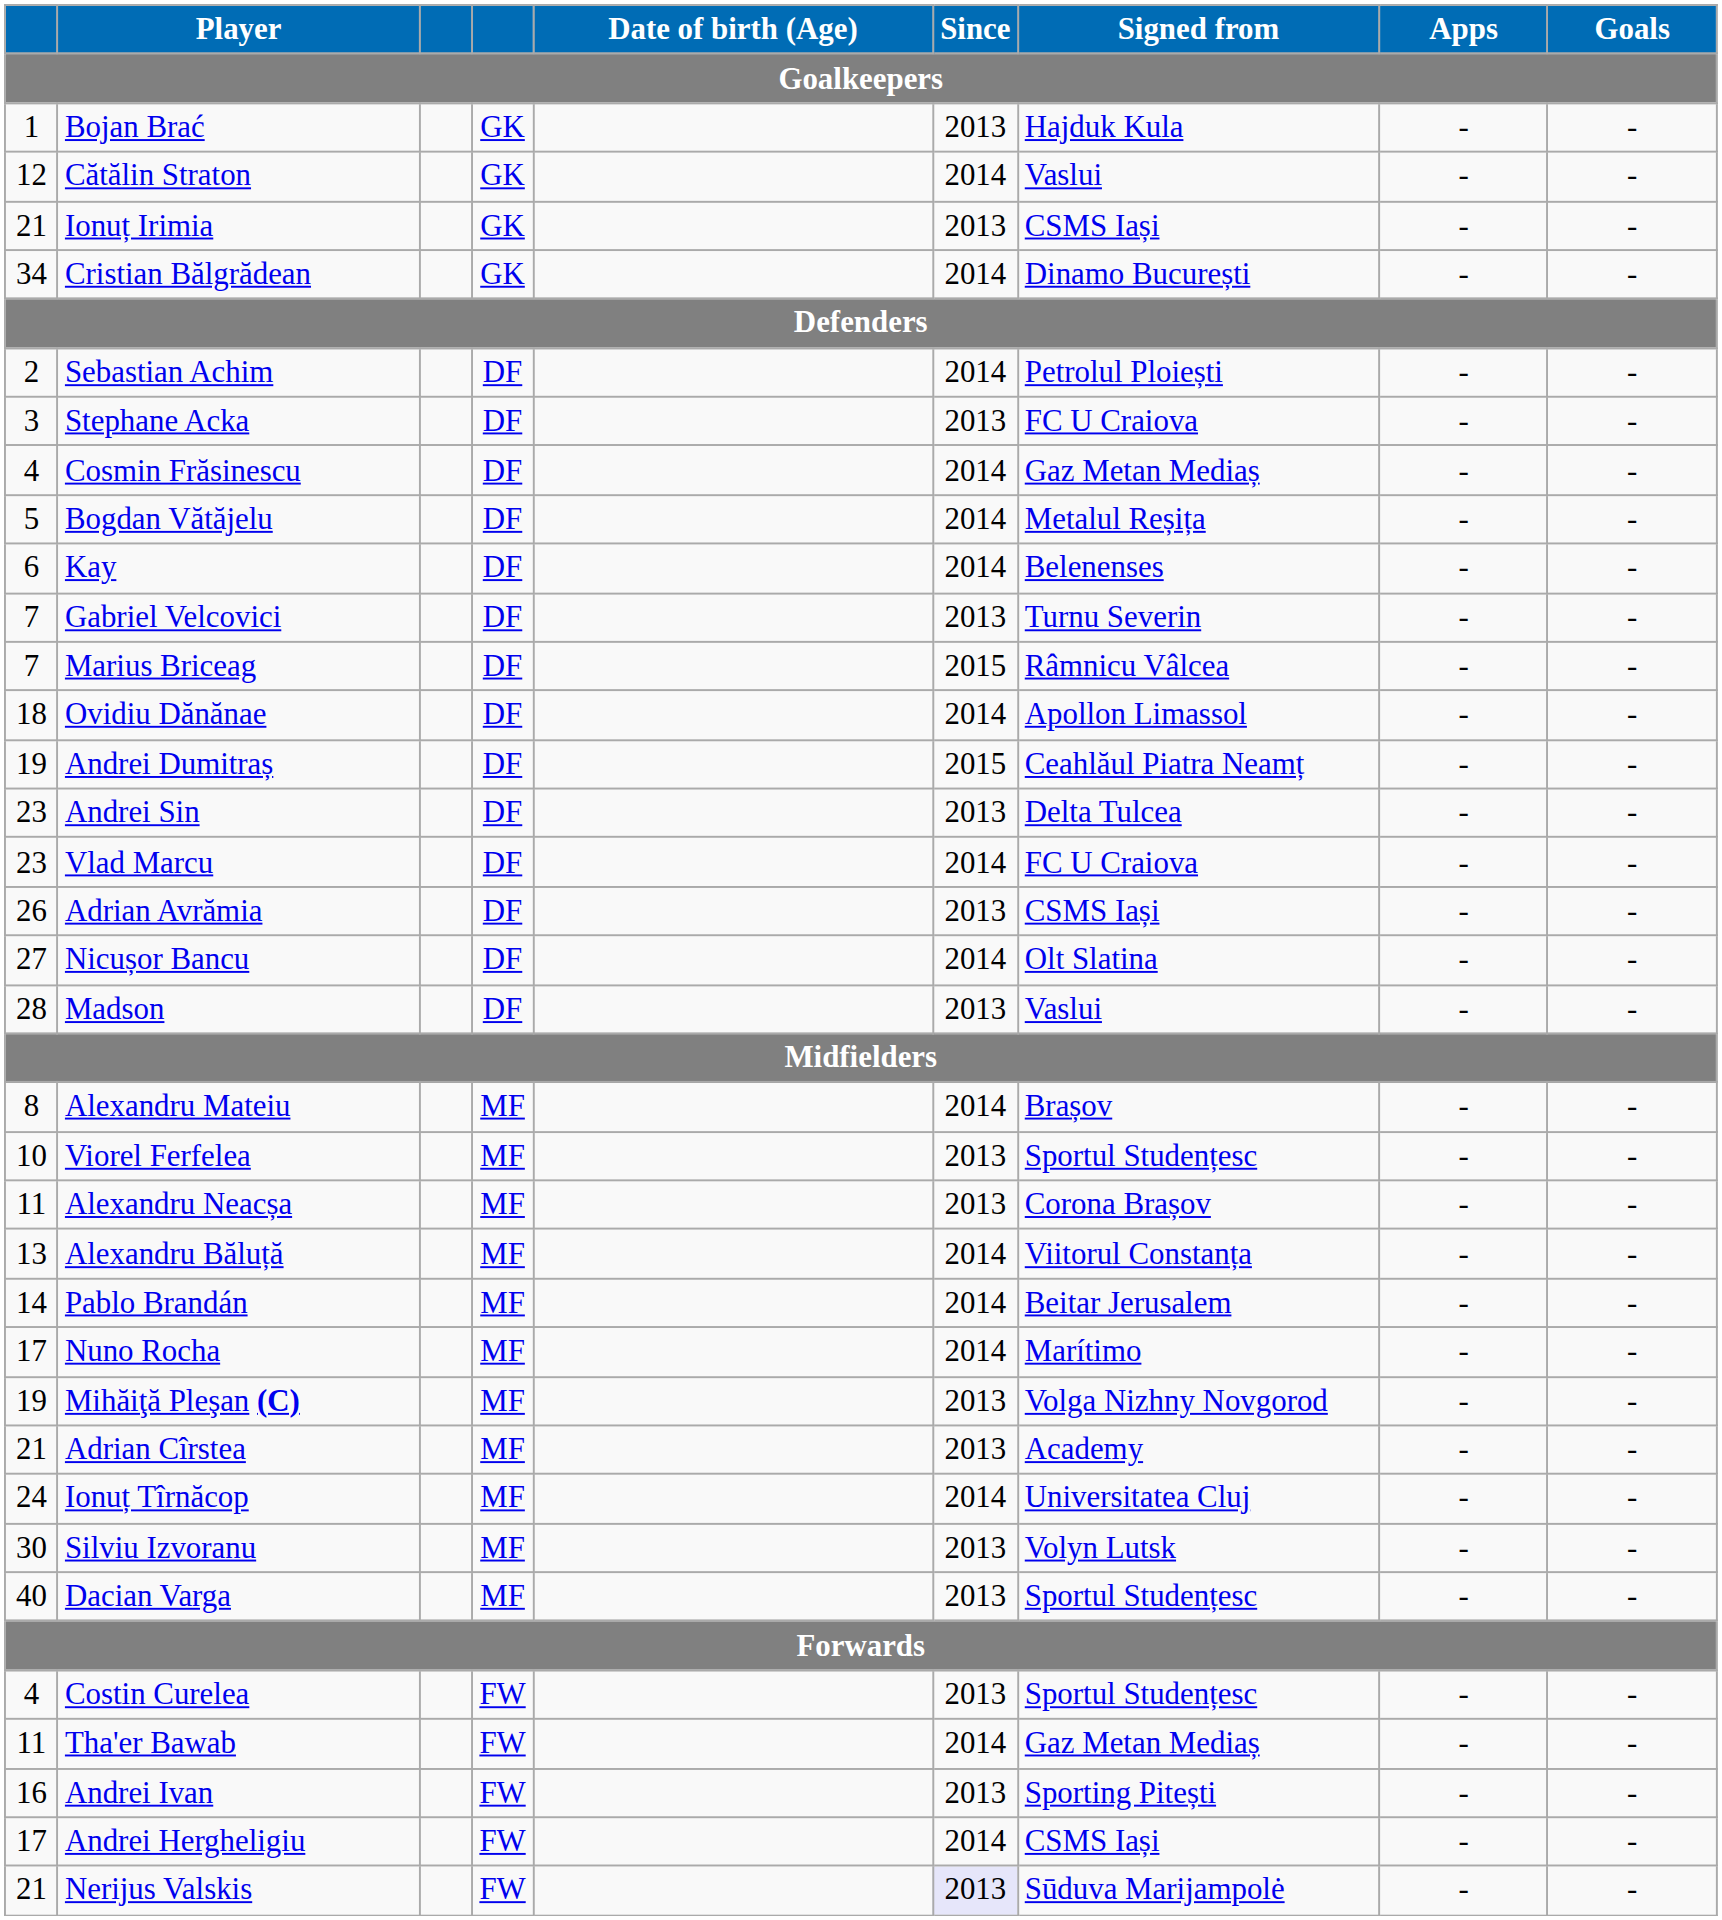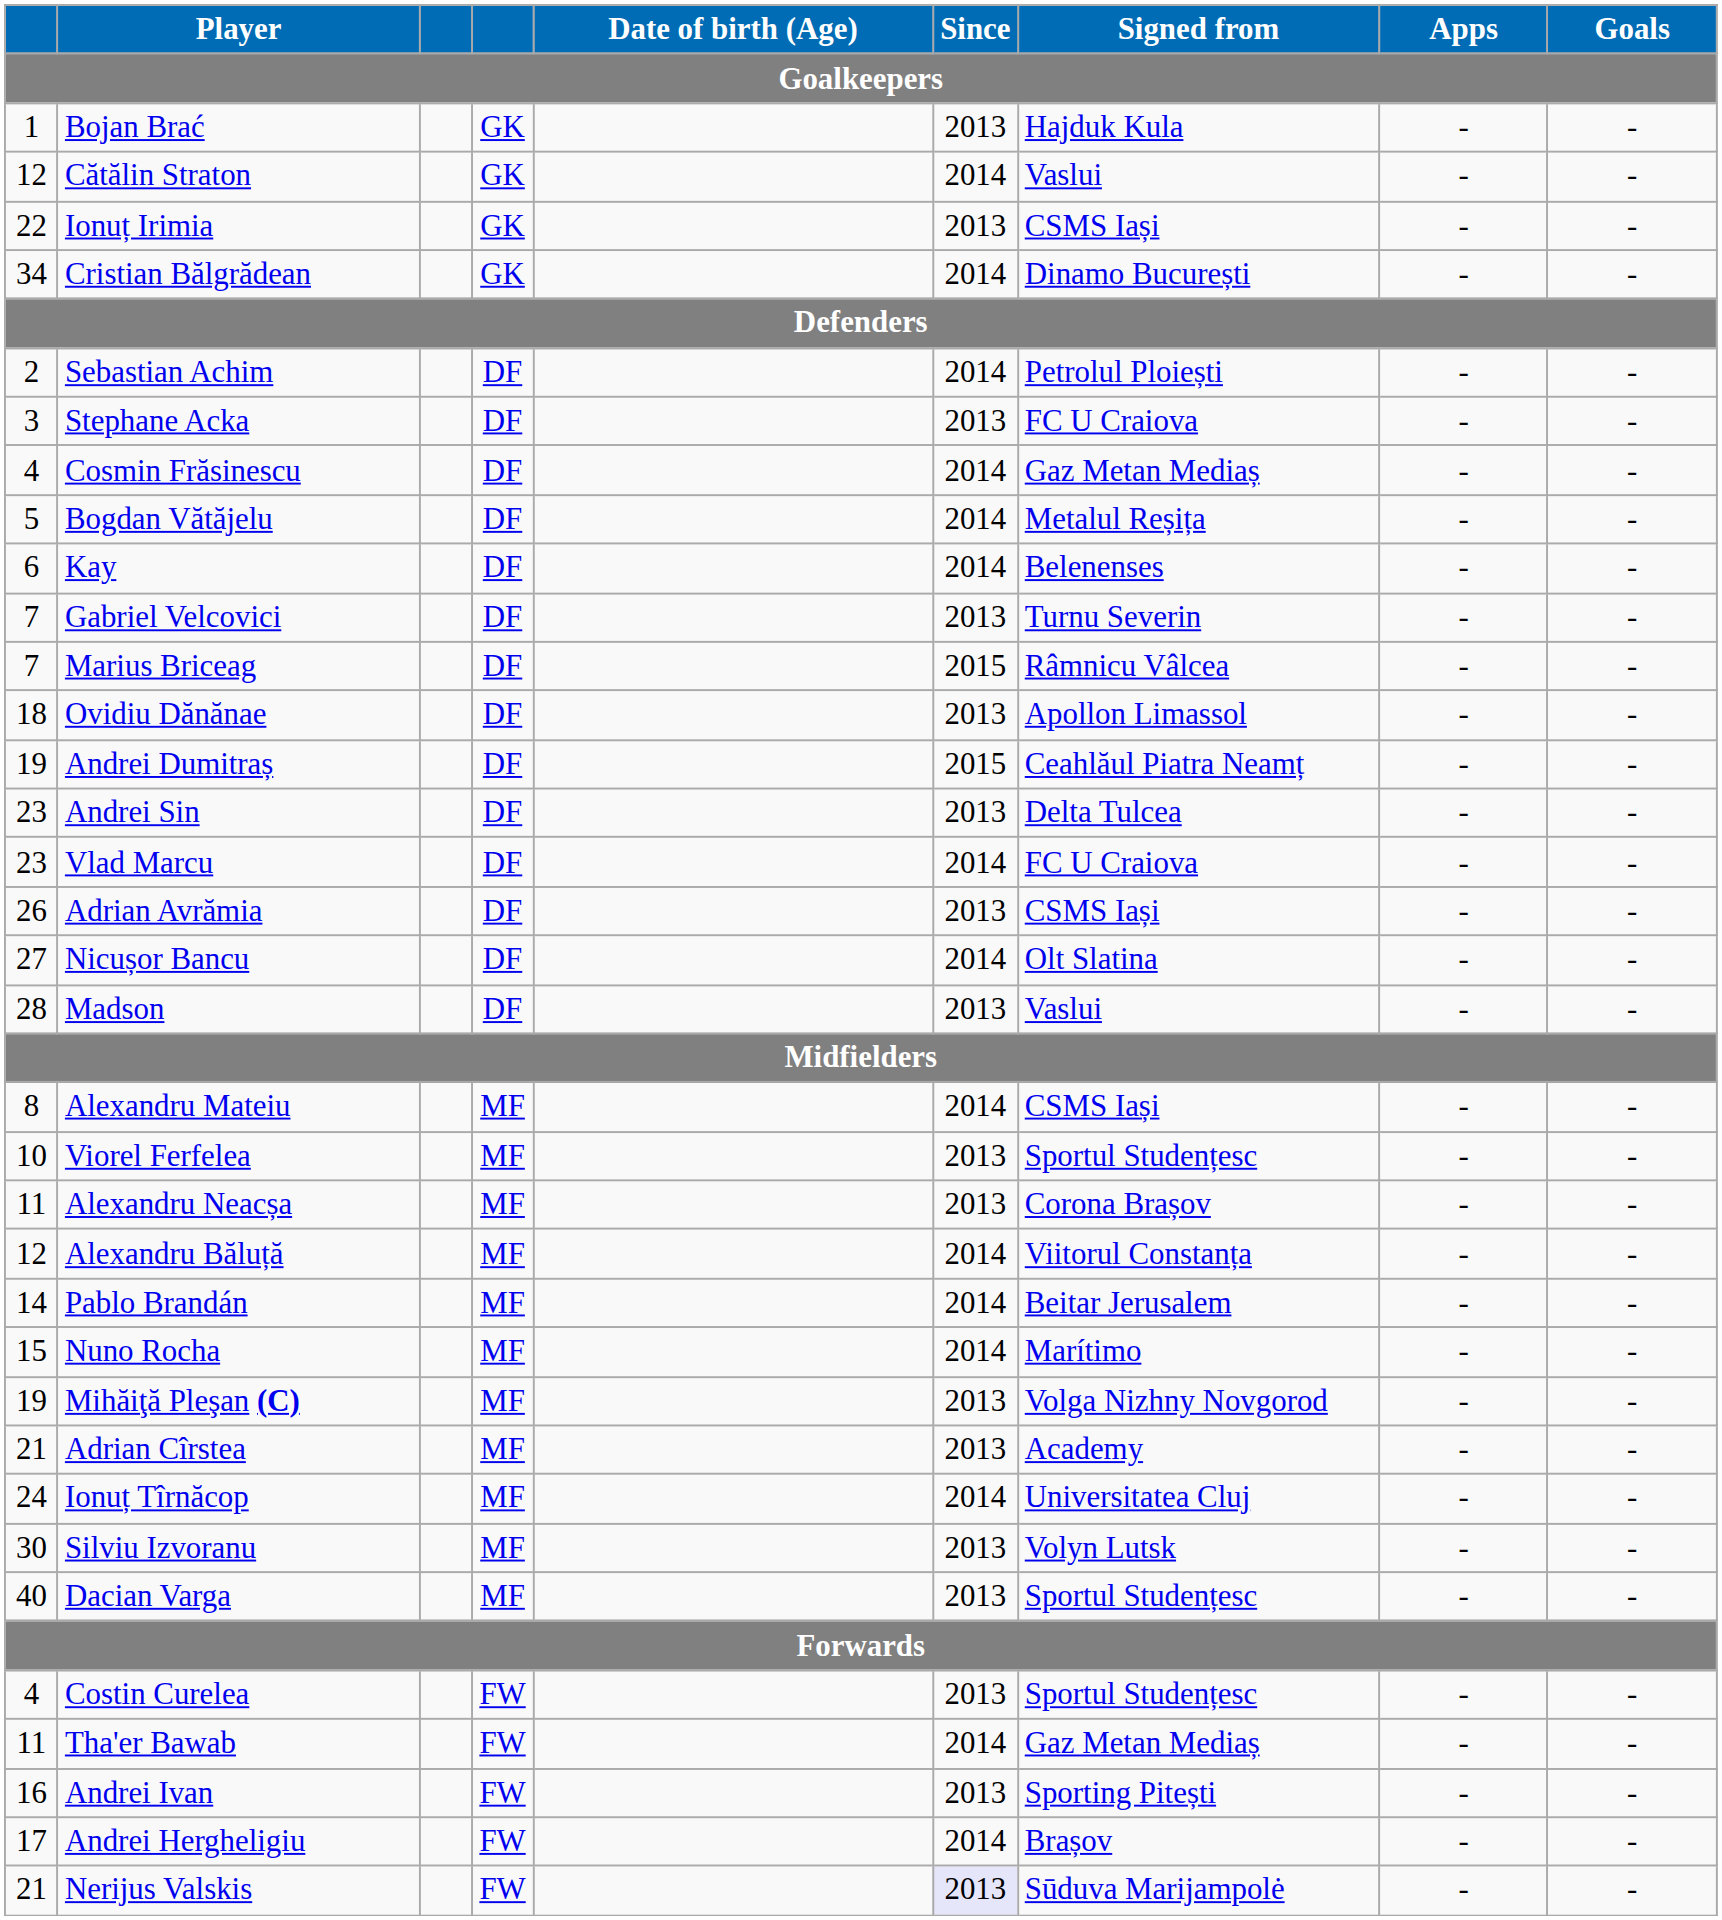(31, 224) 21 -> (31, 224) 22
(975, 714) 2014 -> (975, 714) 2013
(1069, 1106) Brașov -> (1092, 1106) CSMS Iași
(31, 1253) 13 -> (31, 1253) 12
(31, 1351) 17 -> (31, 1351) 15
(1092, 1841) CSMS Iași -> (1069, 1841) Brașov
